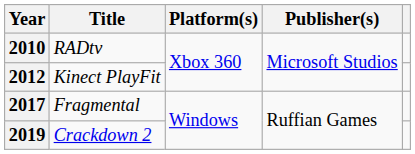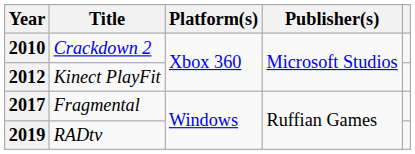(78, 47) RADtv -> (103, 47) Crackdown 2
(103, 134) Crackdown 2 -> (78, 134) RADtv
